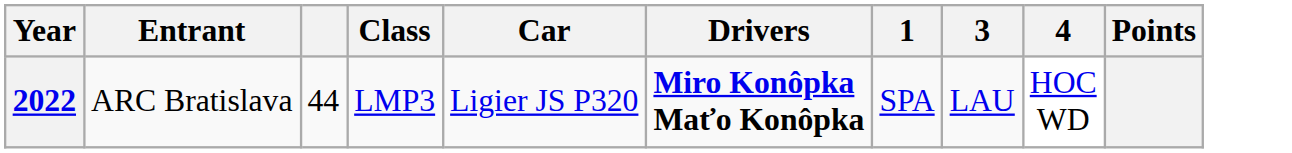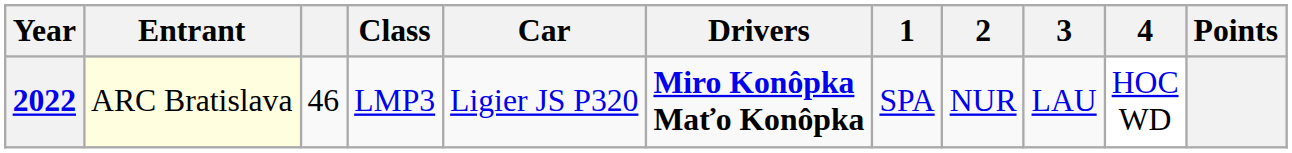+ column: (983, 30)
(192, 101) no background -> (192, 101) lightyellow background
(323, 101) 44 -> (323, 101) 46
